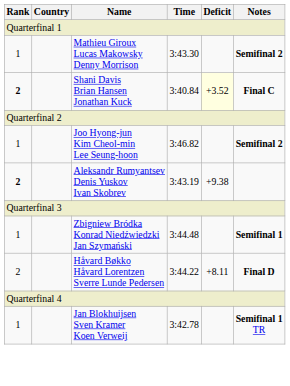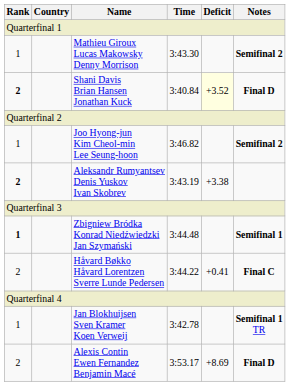(259, 91) Final C -> (259, 91) Final D
(217, 181) +9.38 -> (217, 181) +3.38
(18, 234) normal -> (18, 234) bold
(217, 272) +8.11 -> (217, 272) +0.41
(259, 272) Final D -> (259, 272) Final C
+ row: (106, 362)
